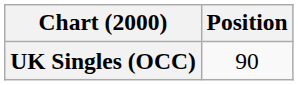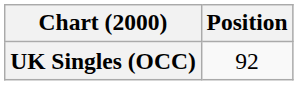(247, 60) 90 -> (247, 60) 92
